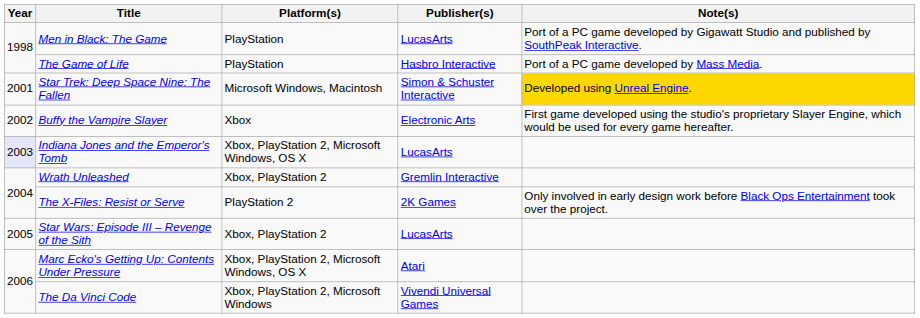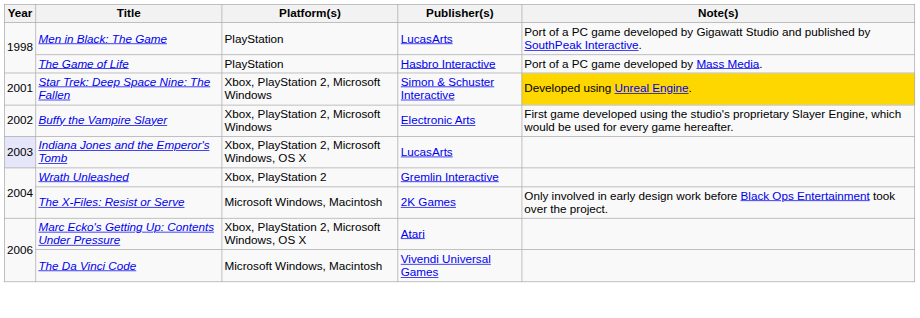(303, 89) Microsoft Windows, Macintosh -> (302, 89) Xbox, PlayStation 2, Microsoft Windows
(238, 120) Xbox -> (302, 120) Xbox, PlayStation 2, Microsoft Windows
(259, 202) PlayStation 2 -> (303, 202) Microsoft Windows, Macintosh
- row: (125, 234)
(302, 297) Xbox, PlayStation 2, Microsoft Windows -> (303, 265) Microsoft Windows, Macintosh
